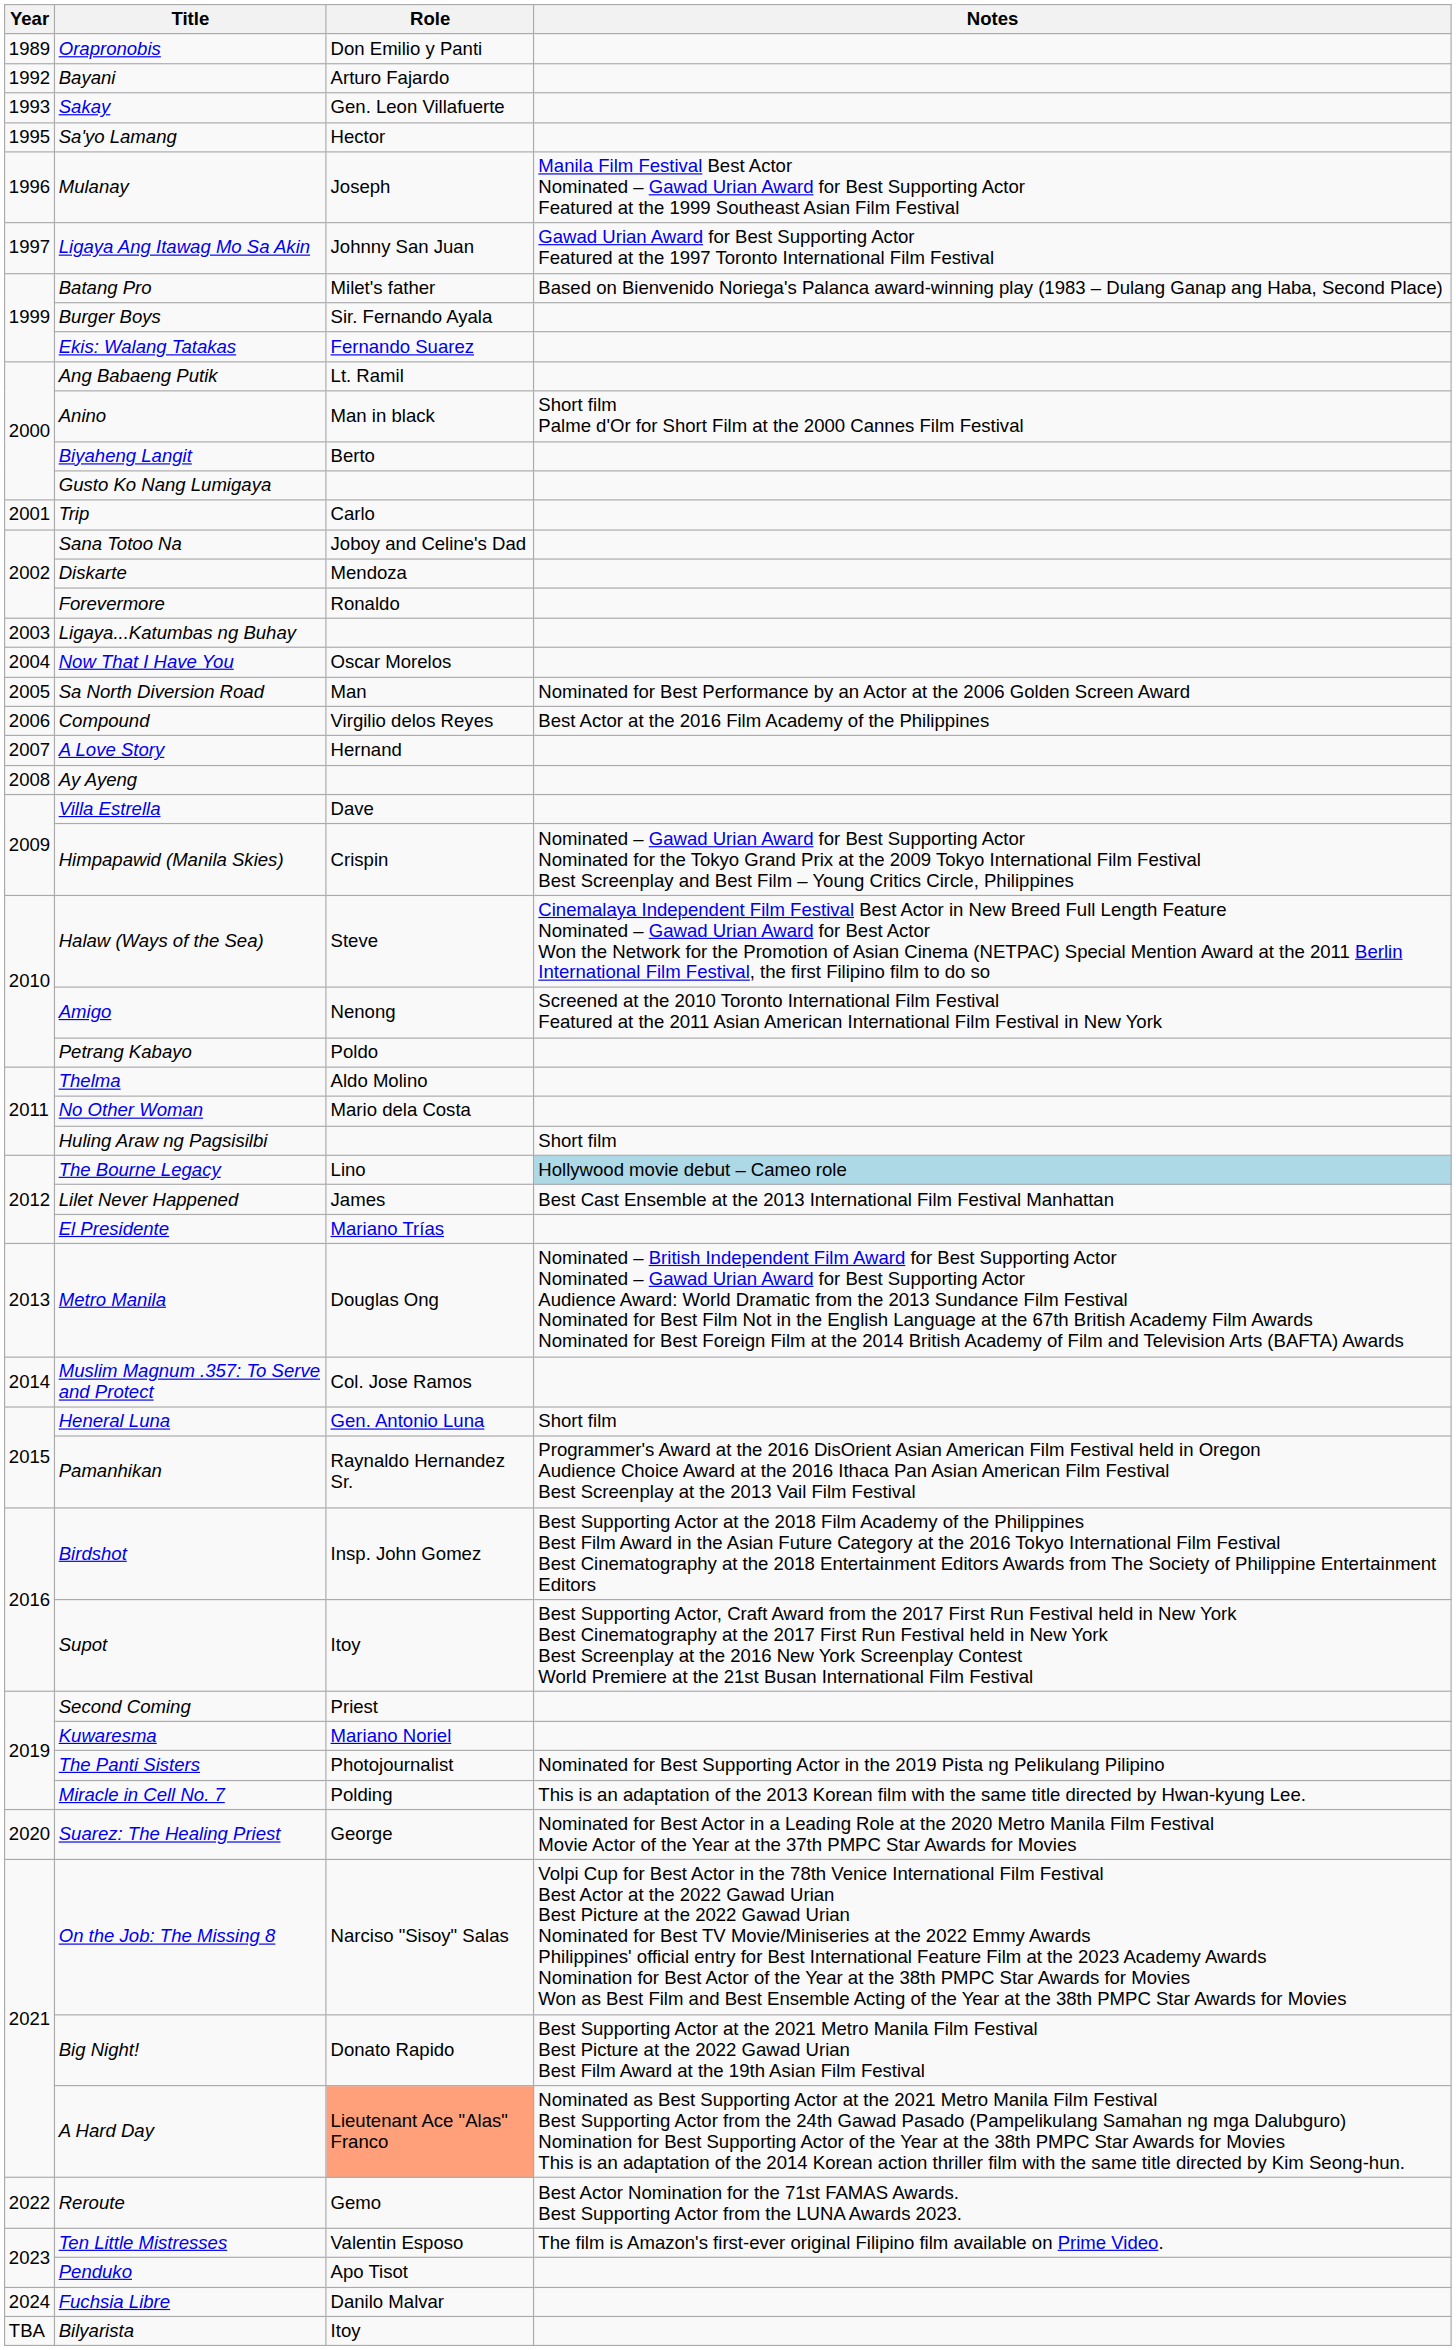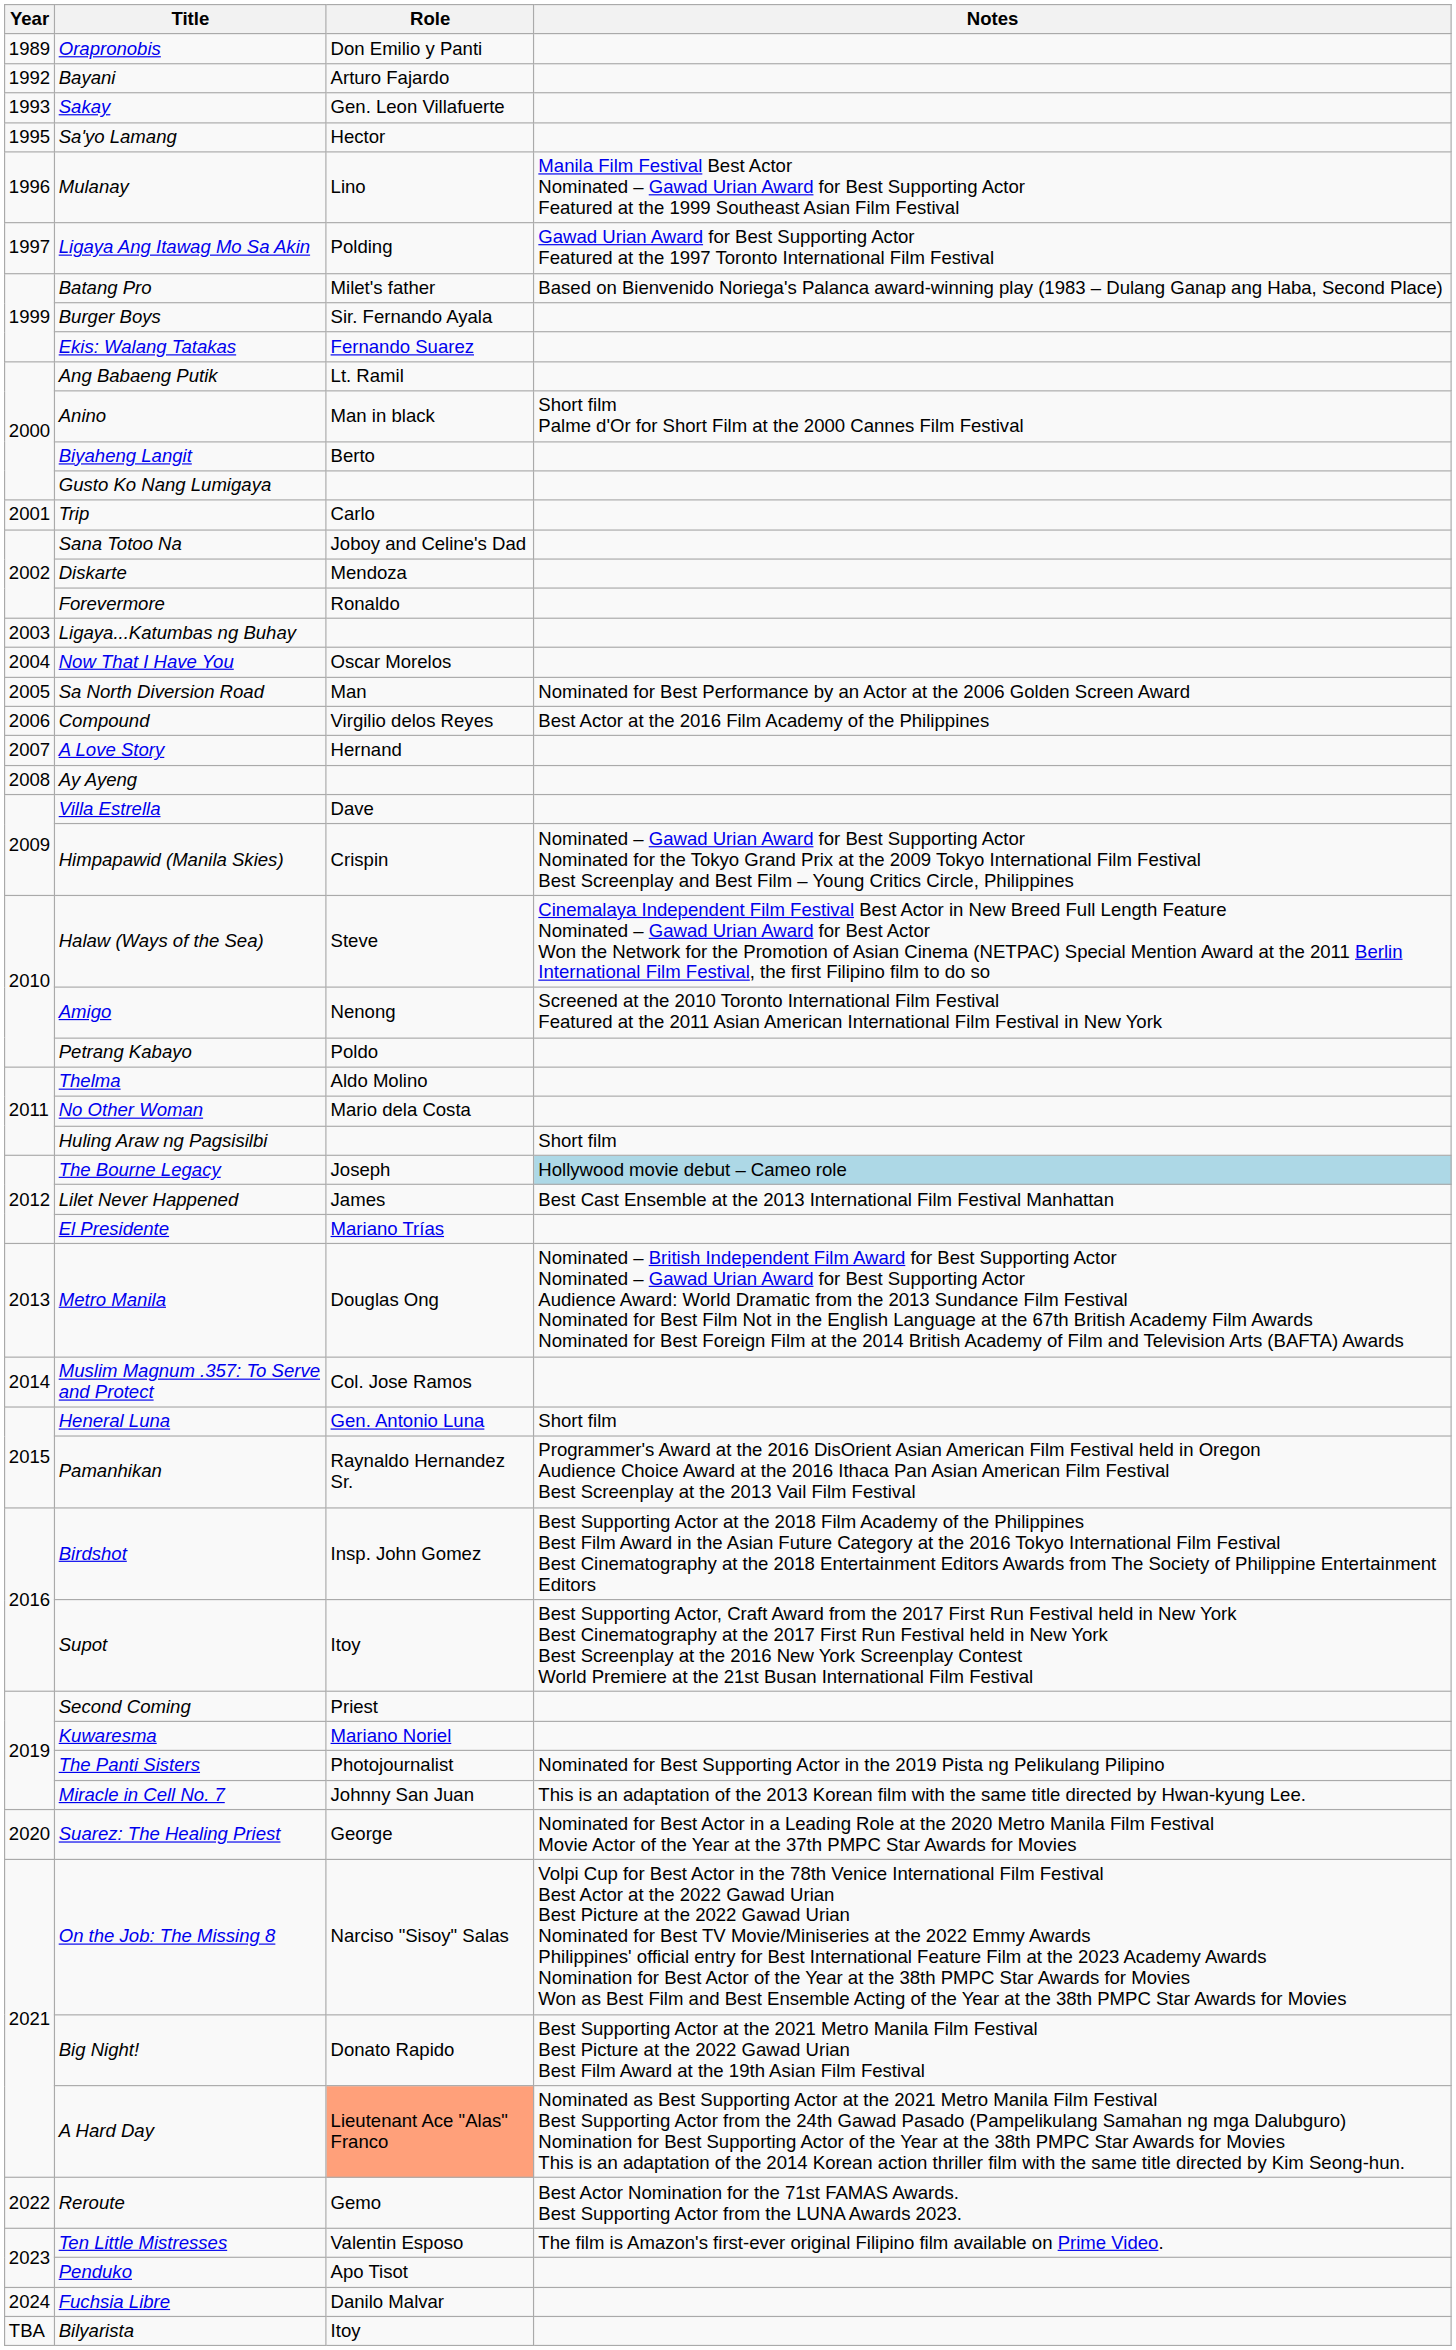(361, 187) Joseph -> (348, 187) Lino
(402, 248) Johnny San Juan -> (362, 248) Polding
(348, 1169) Lino -> (361, 1169) Joseph
(362, 1794) Polding -> (402, 1794) Johnny San Juan
